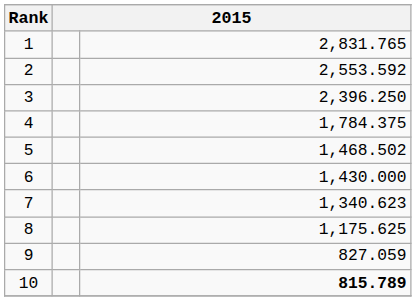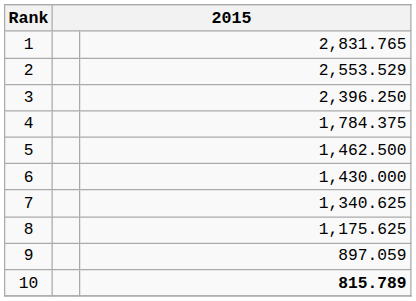(363, 71) 2,553.592 -> (363, 71) 2,553.529
(363, 150) 1,468.502 -> (363, 150) 1,462.500
(363, 203) 1,340.623 -> (363, 203) 1,340.625
(372, 256) 827.059 -> (372, 256) 897.059
